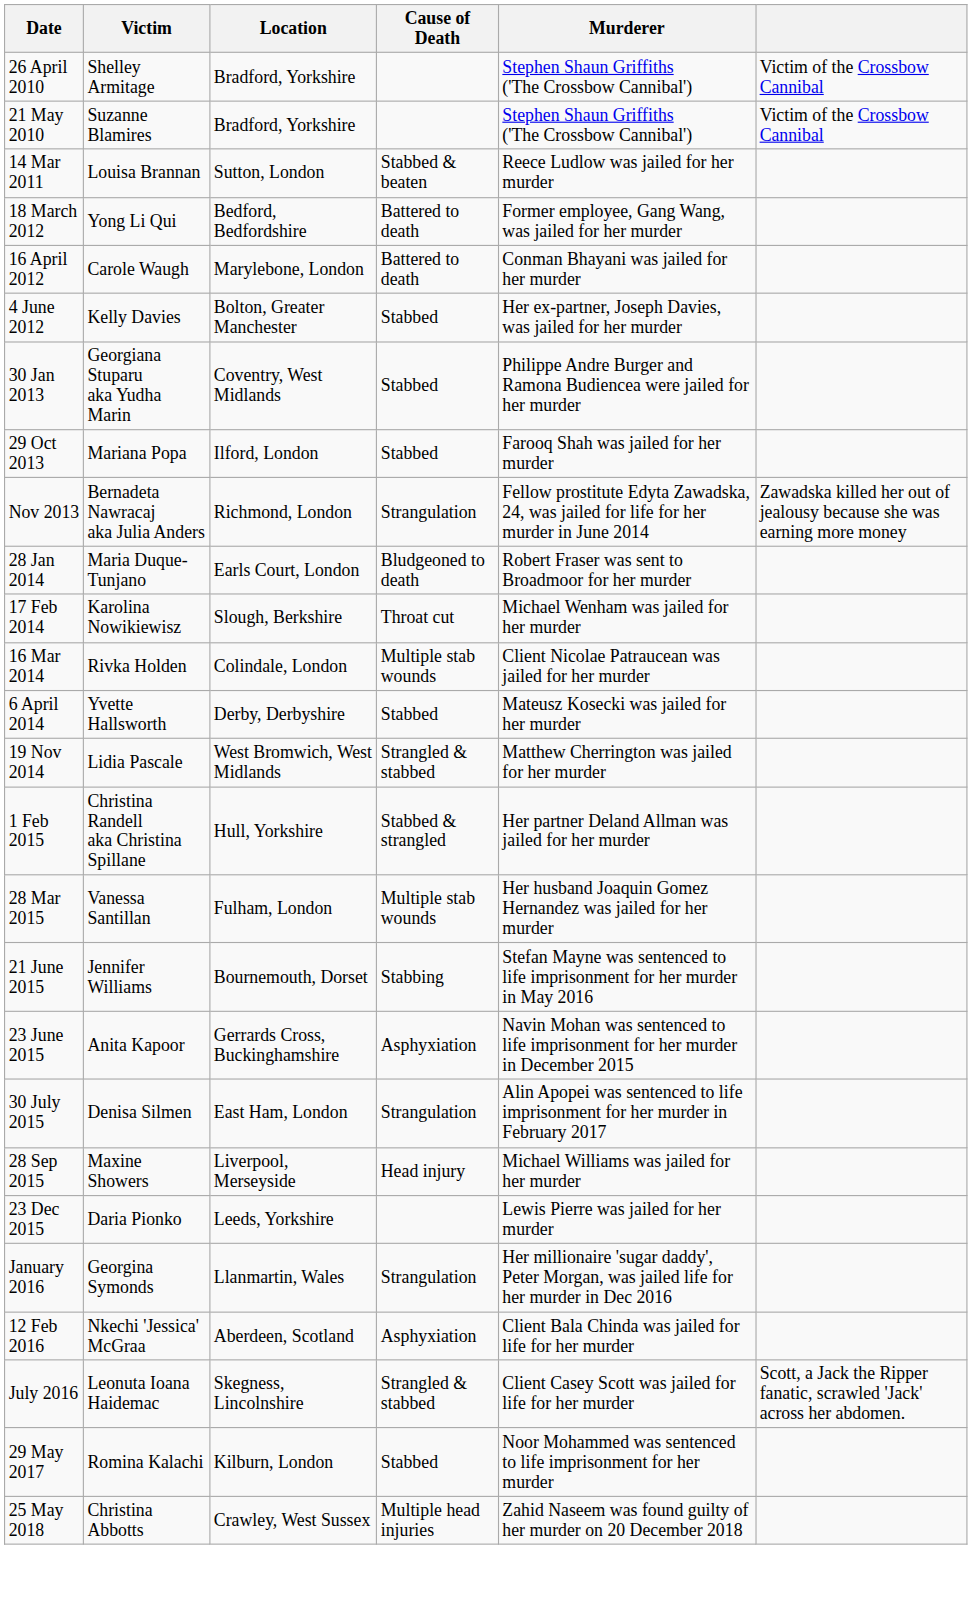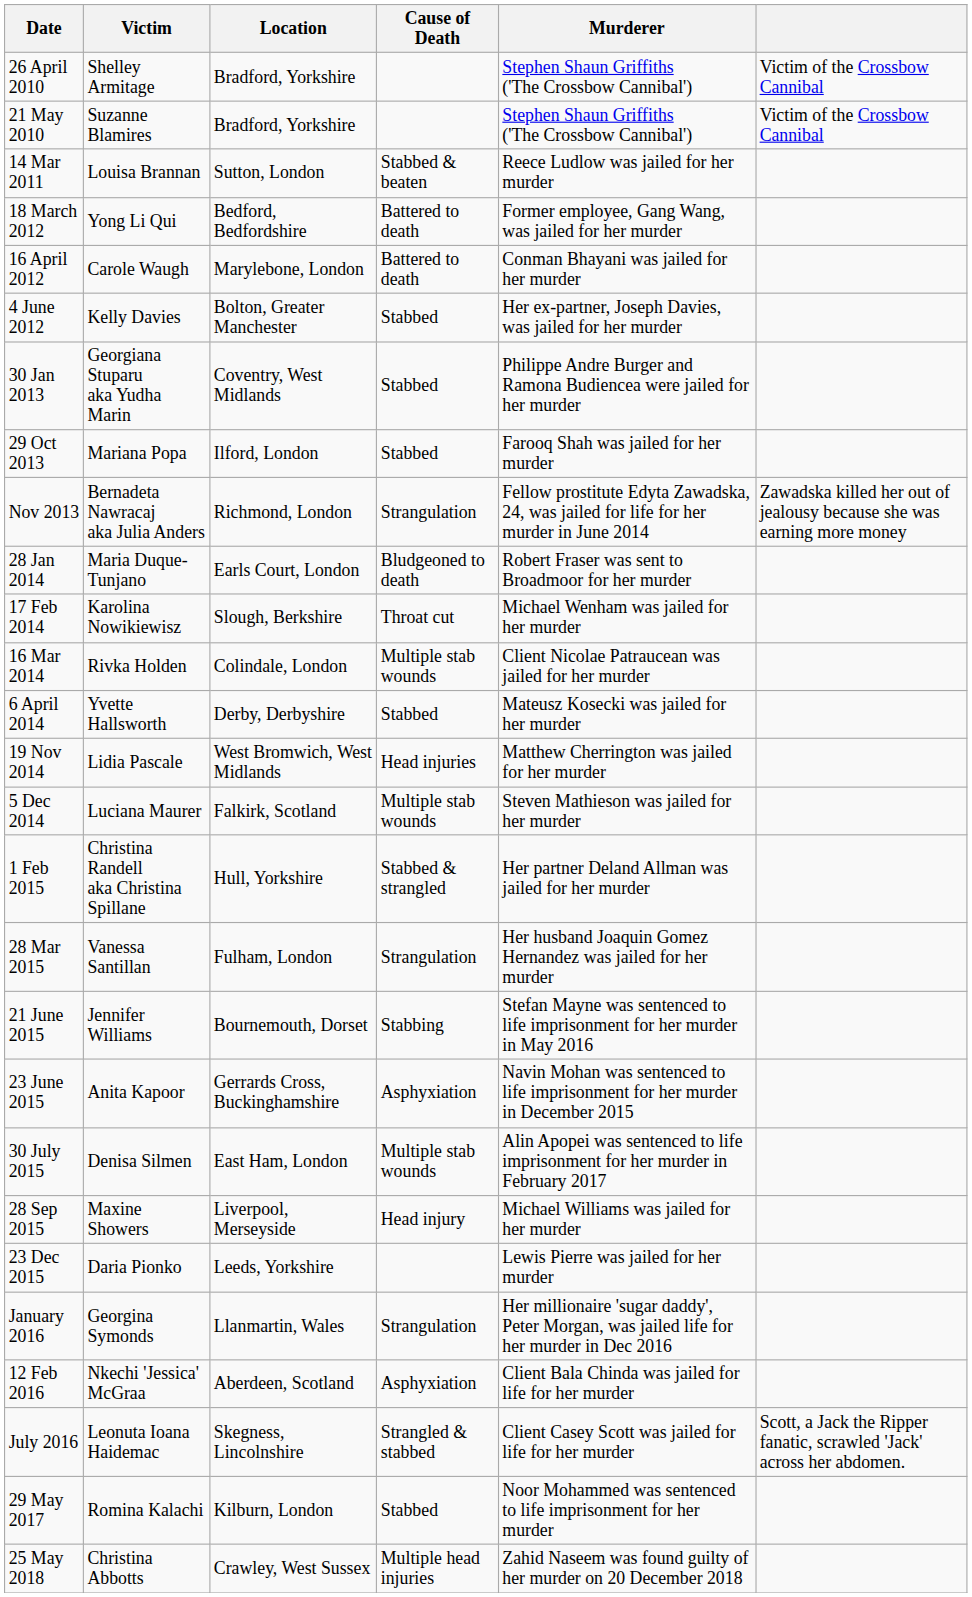(424, 762) Strangled & stabbed -> (428, 762) Head injuries
+ row: (30, 810)
(428, 908) Multiple stab wounds -> (429, 956) Strangulation
(429, 1113) Strangulation -> (428, 1161) Multiple stab wounds
